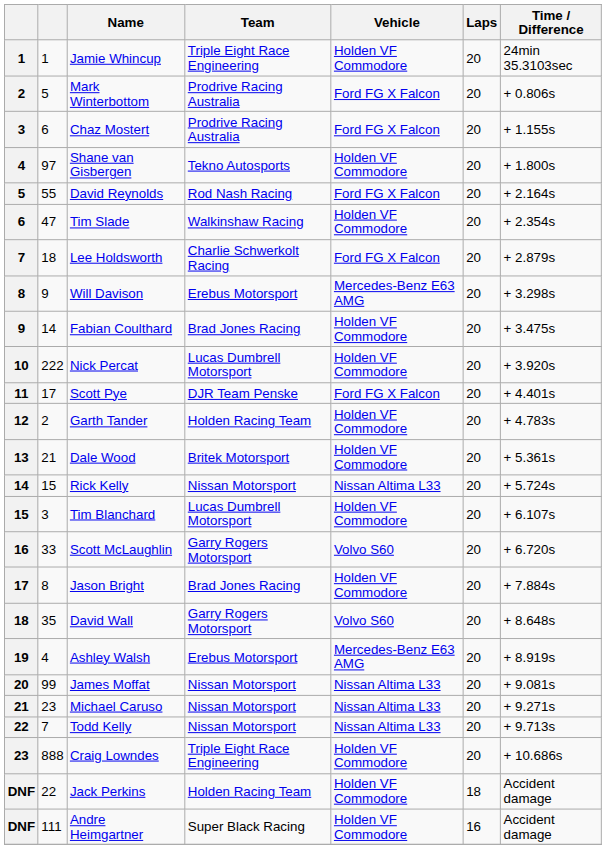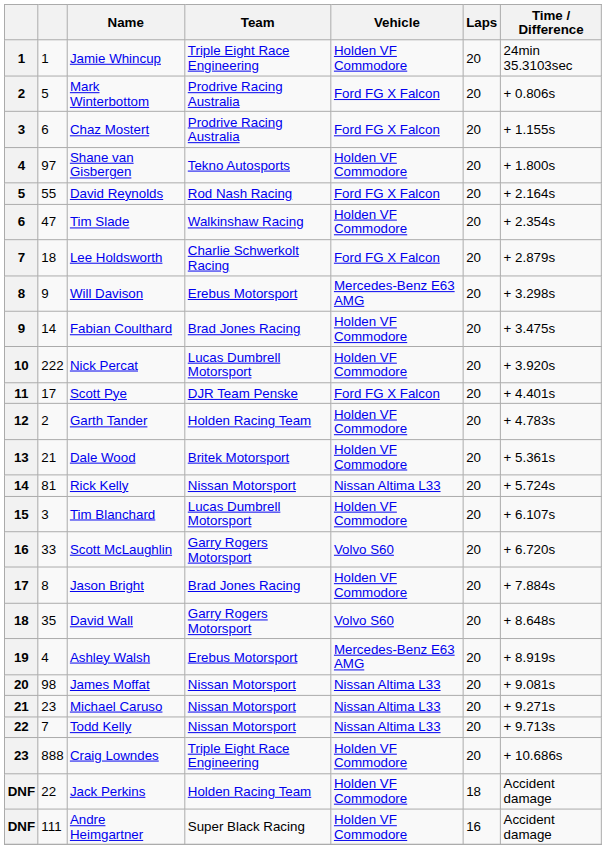(49, 485) 15 -> (49, 485) 81
(49, 685) 99 -> (49, 685) 98
